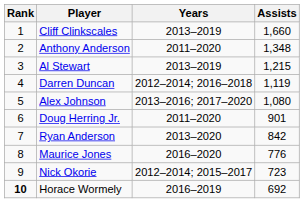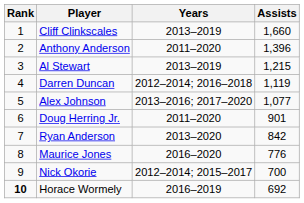(277, 48) 1,348 -> (277, 48) 1,396
(277, 101) 1,080 -> (277, 101) 1,077
(277, 171) 723 -> (277, 171) 700
